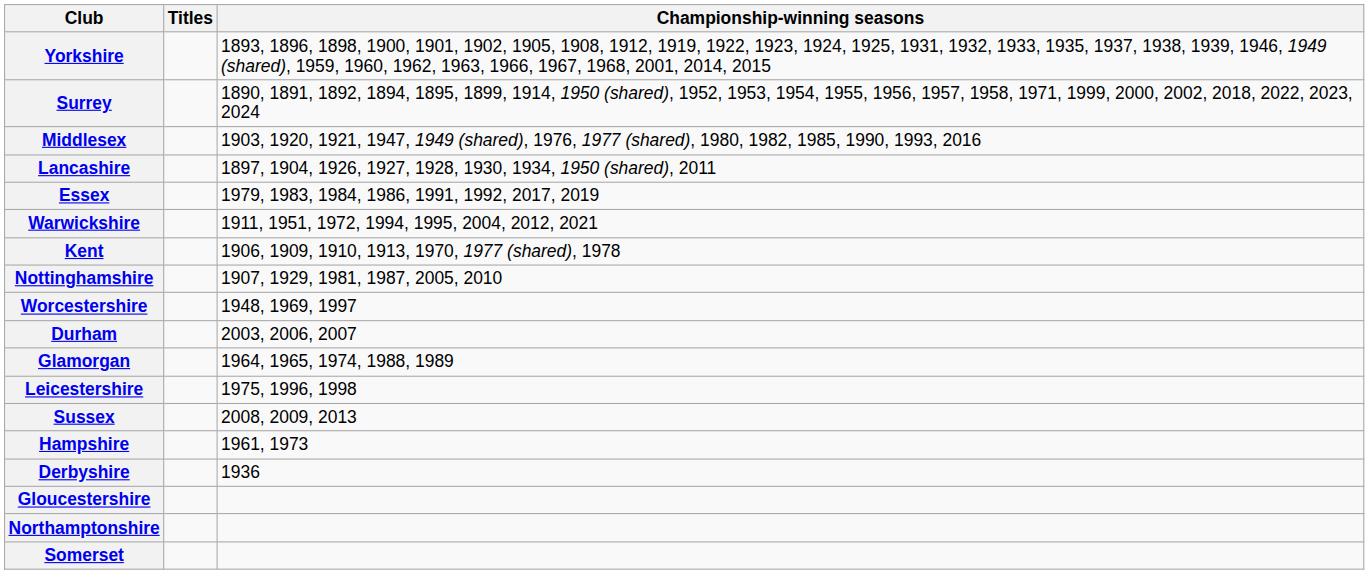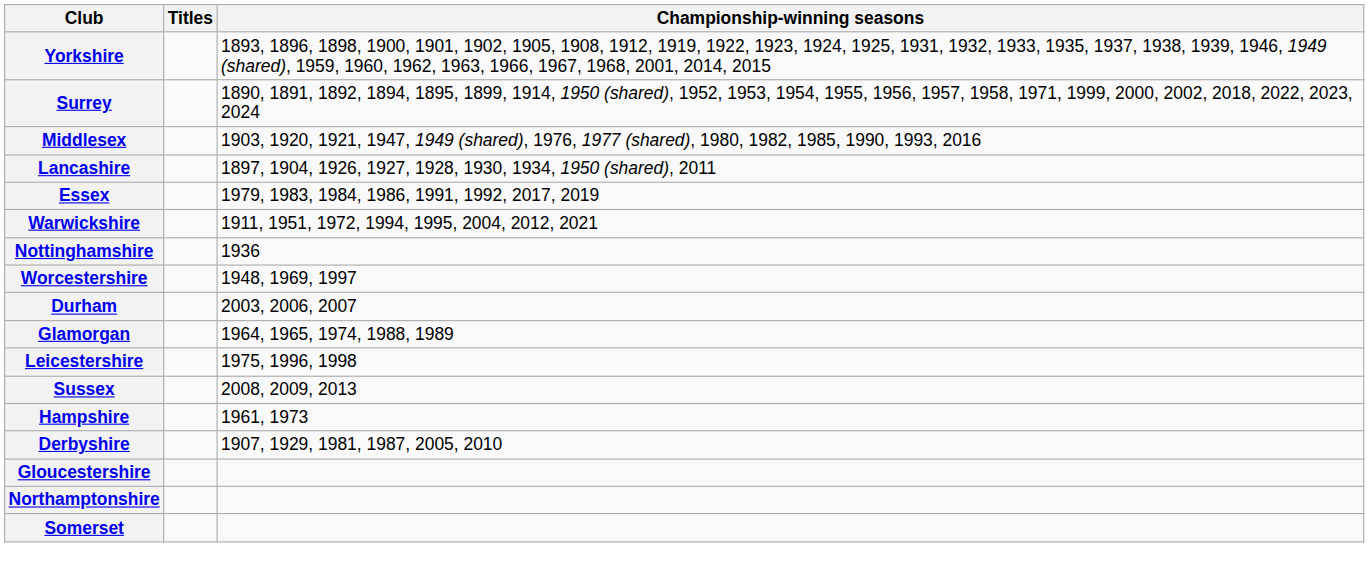- row: (84, 251)
(362, 278) 1907, 1929, 1981, 1987, 2005, 2010 -> (240, 251) 1936
(240, 472) 1936 -> (362, 444) 1907, 1929, 1981, 1987, 2005, 2010
